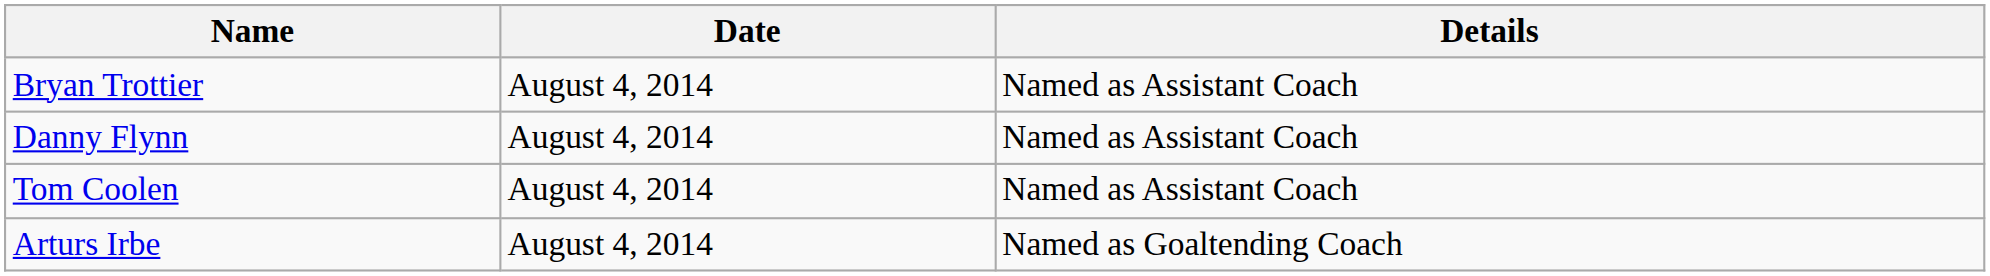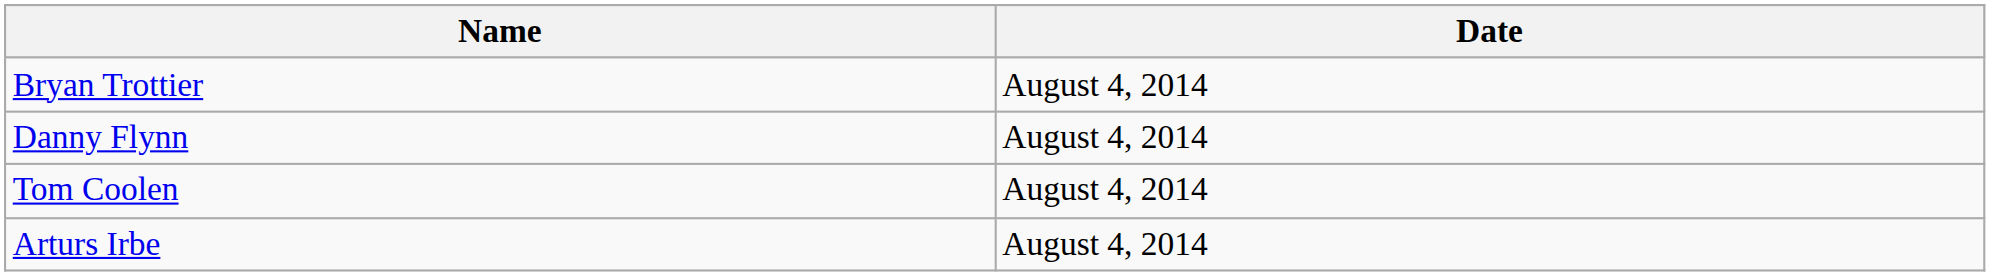- column: (1489, 31)
